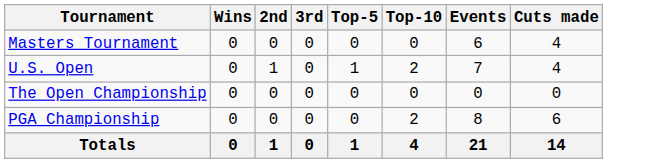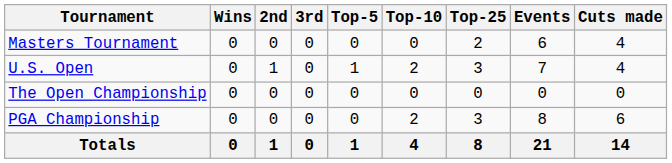+ column: (478, 17)
